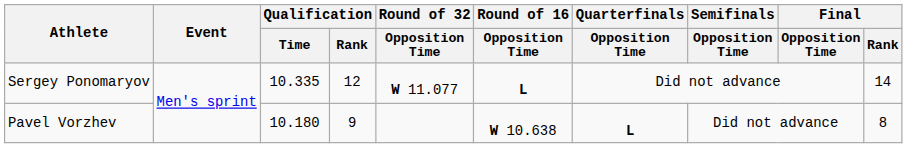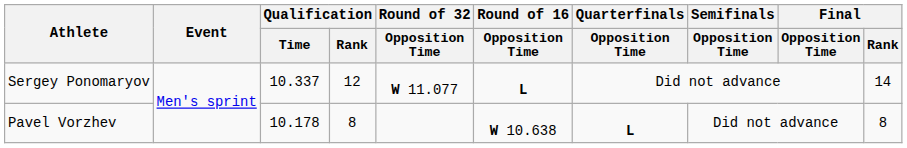(295, 83) 10.335 -> (295, 83) 10.337
(295, 123) 10.180 -> (295, 123) 10.178
(352, 123) 9 -> (352, 123) 8
